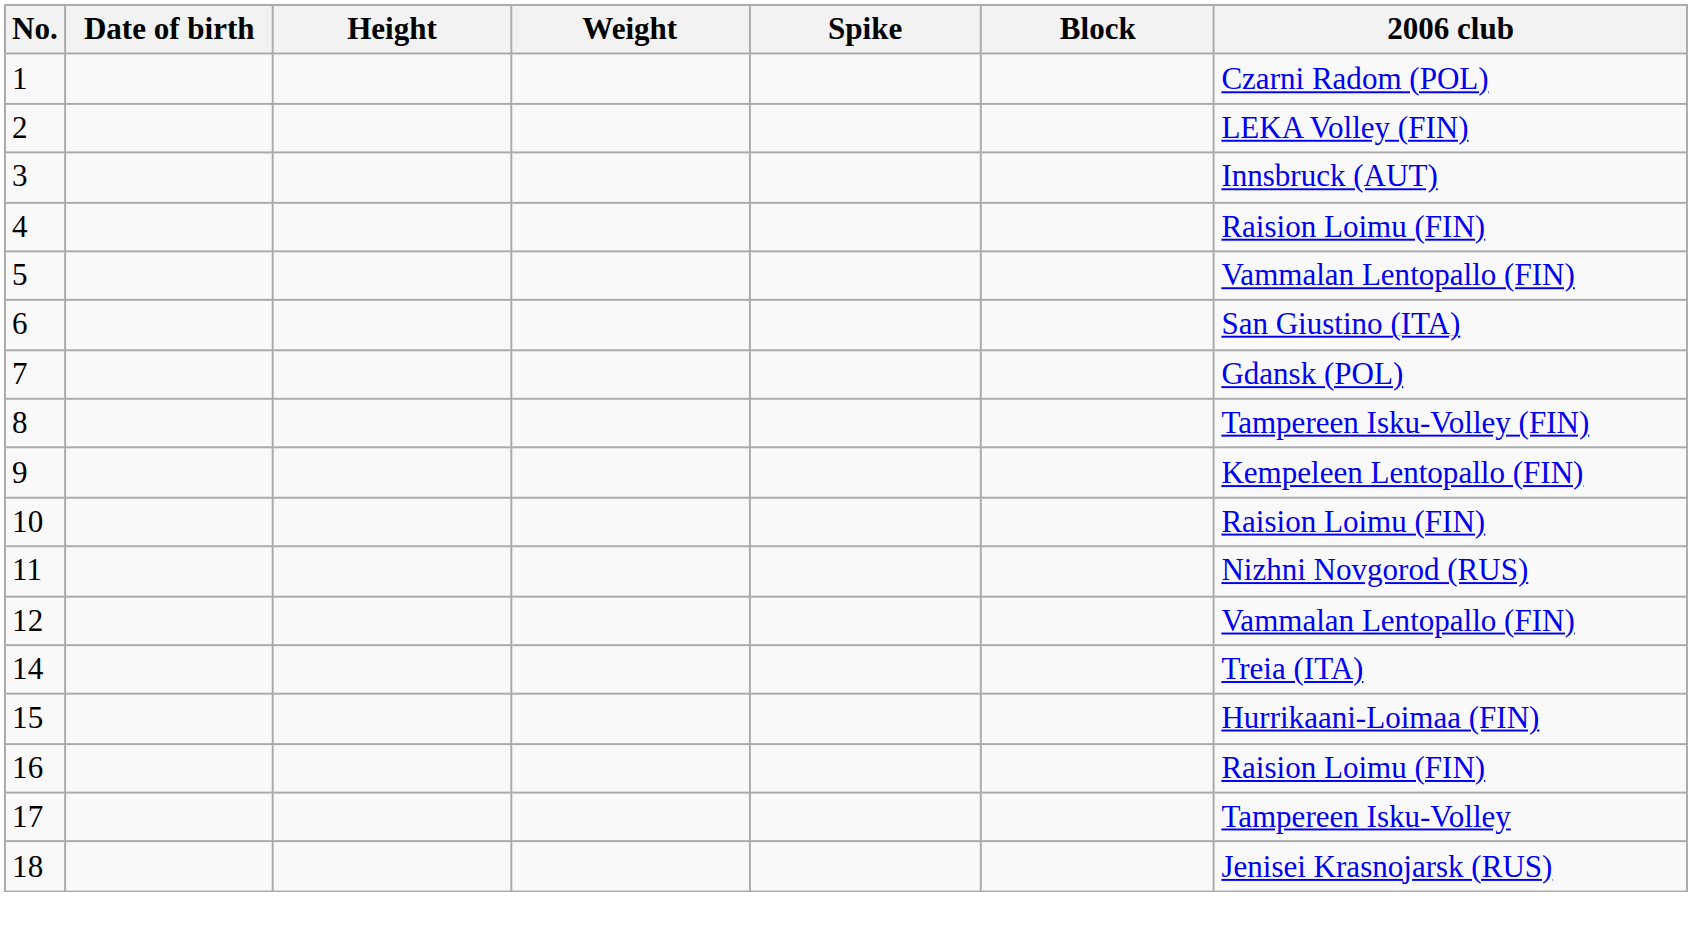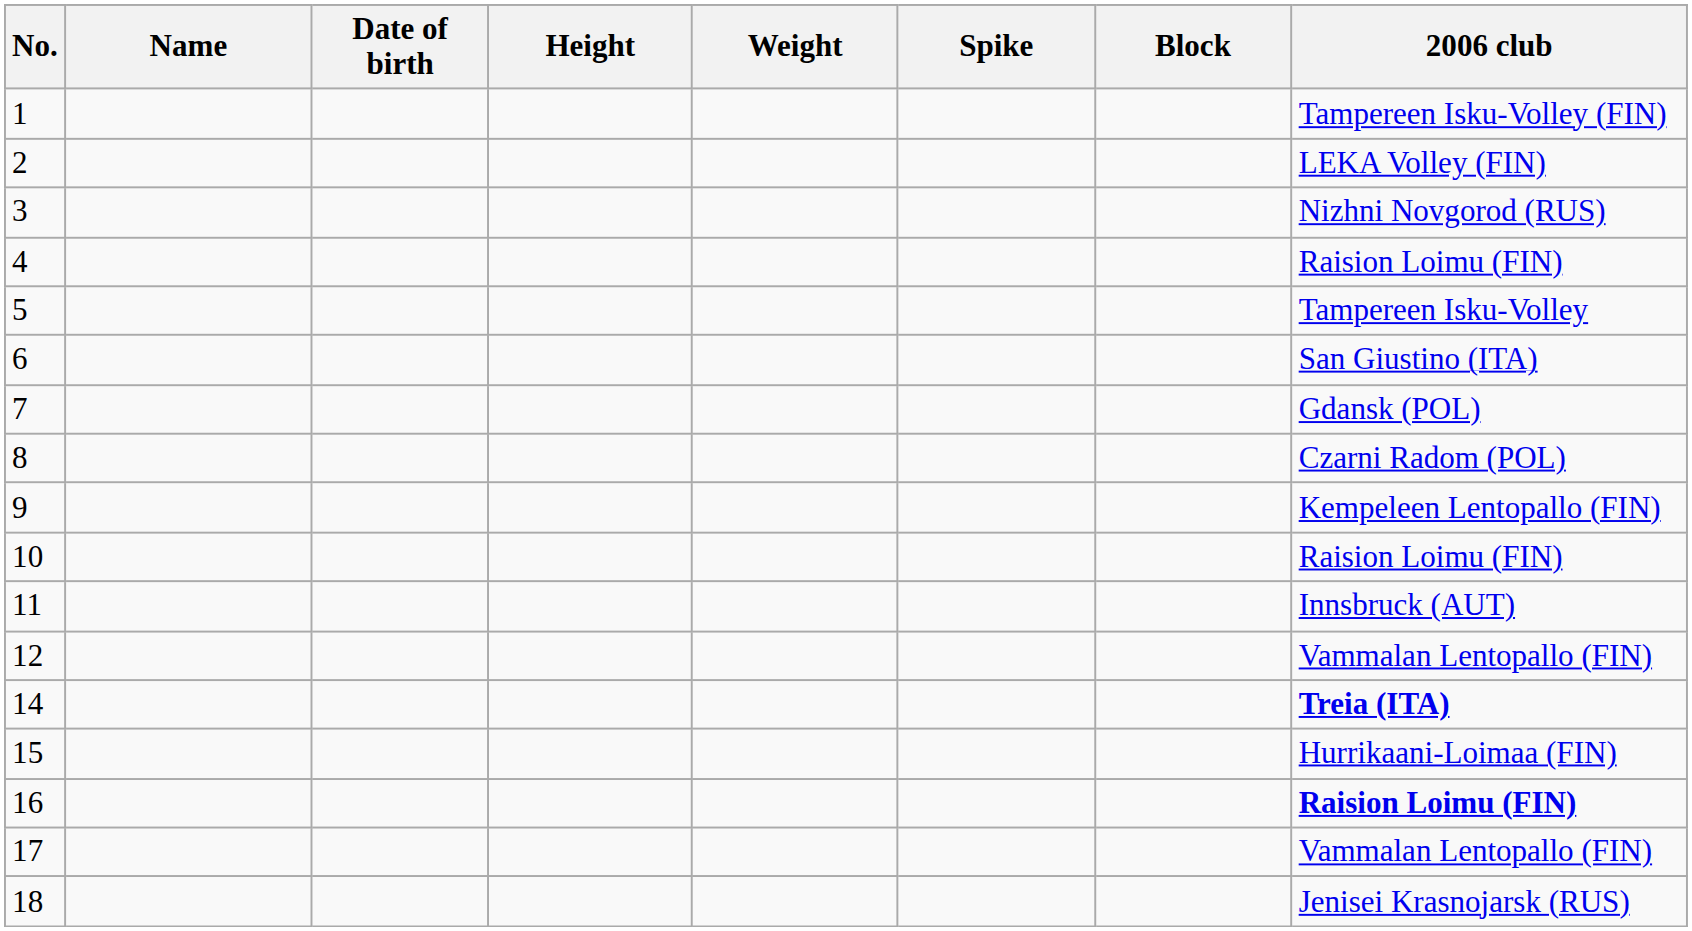+ column: (188, 46)
(1355, 78) Czarni Radom (POL) -> (1483, 113) Tampereen Isku-Volley (FIN)
(1330, 176) Innsbruck (AUT) -> (1452, 211) Nizhni Novgorod (RUS)
(1398, 275) Vammalan Lentopallo (FIN) -> (1443, 310) Tampereen Isku-Volley
(1405, 422) Tampereen Isku-Volley (FIN) -> (1432, 457) Czarni Radom (POL)
(1375, 570) Nizhni Novgorod (RUS) -> (1407, 605) Innsbruck (AUT)
(1292, 669) normal -> (1374, 703) bold
(1353, 767) normal -> (1438, 802) bold
(1366, 816) Tampereen Isku-Volley -> (1475, 851) Vammalan Lentopallo (FIN)
